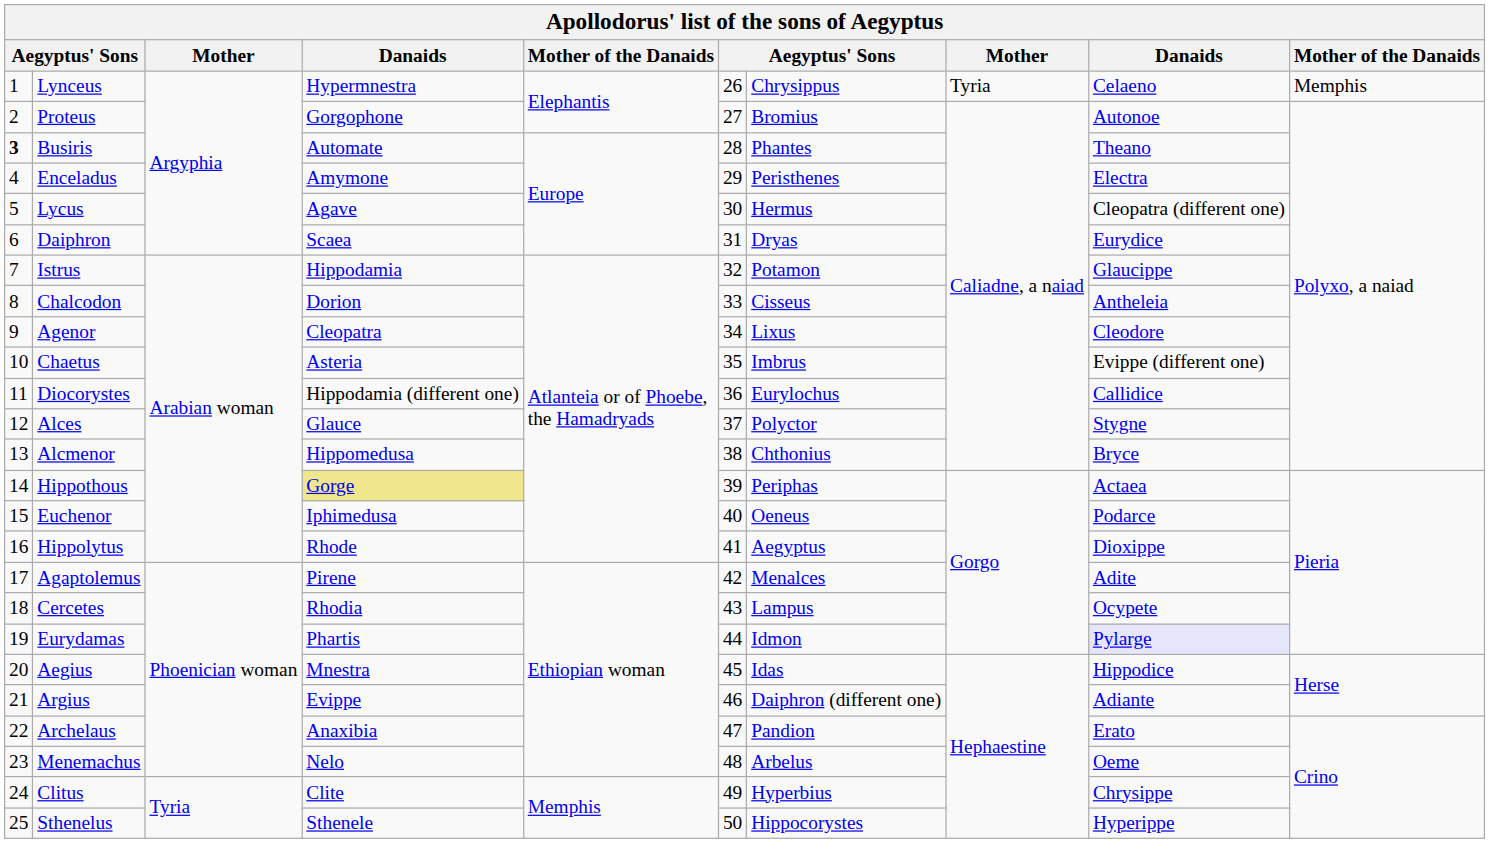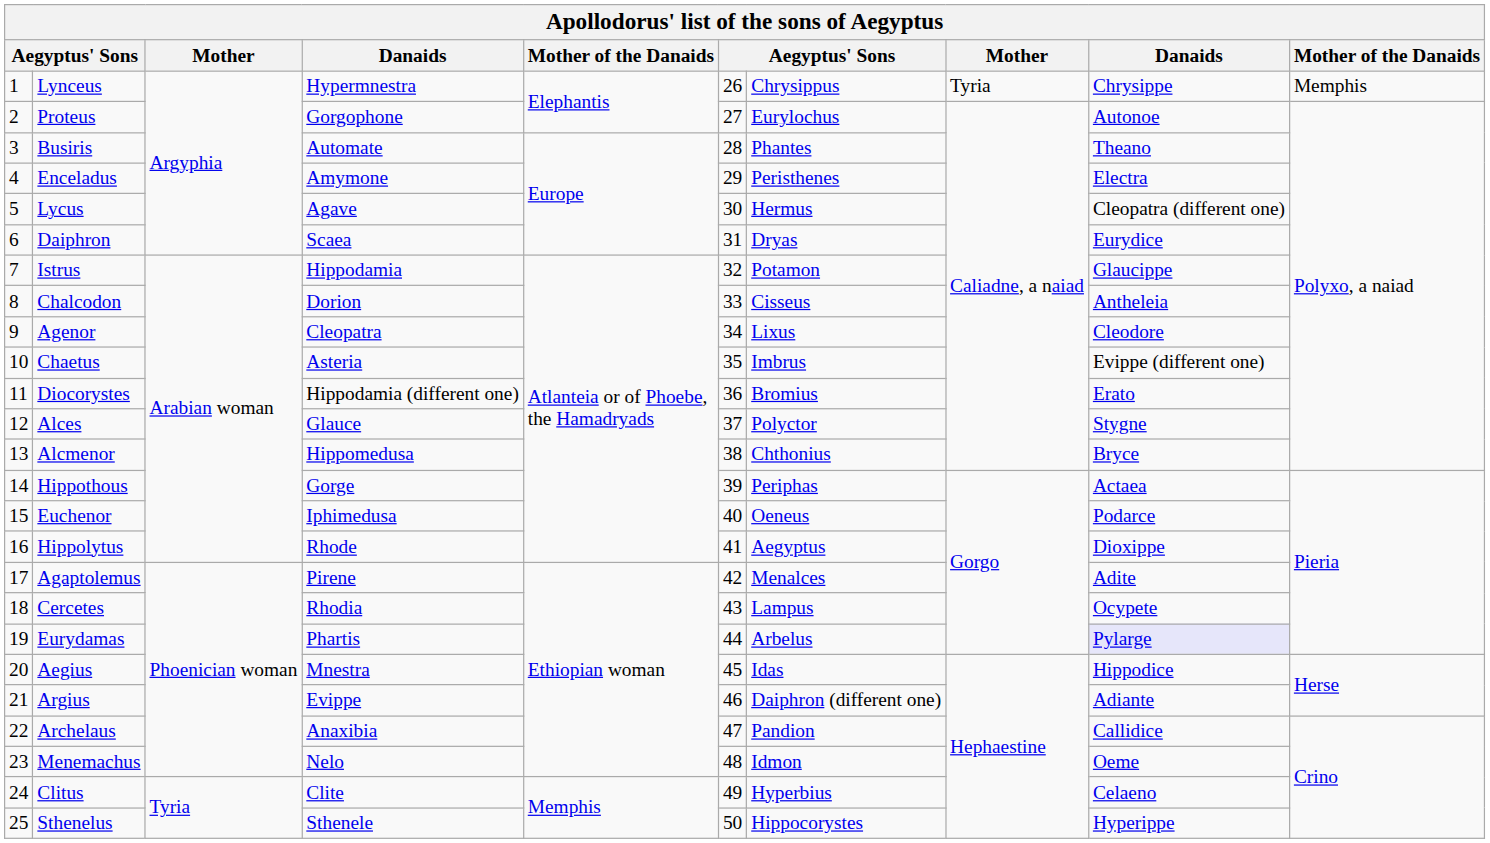(1125, 86) Celaeno -> (1133, 86) Chrysippe
(785, 116) Bromius -> (795, 116) Eurylochus
(14, 147) bold -> (14, 147) normal
(795, 393) Eurylochus -> (785, 393) Bromius
(1128, 393) Callidice -> (1114, 393) Erato
(330, 485) khaki background -> (330, 485) no background
(776, 638) Idmon -> (782, 638) Arbelus
(1114, 730) Erato -> (1128, 730) Callidice
(782, 761) Arbelus -> (776, 761) Idmon
(1133, 792) Chrysippe -> (1125, 792) Celaeno
